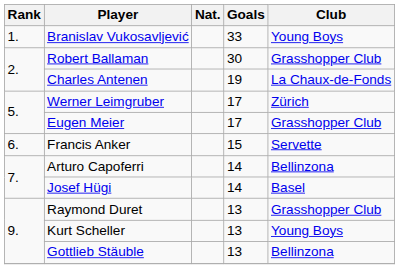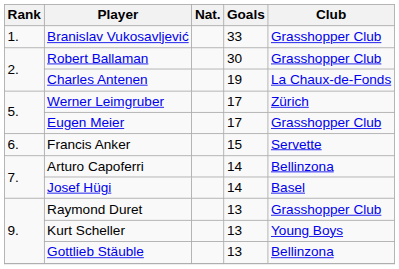(307, 36) Young Boys -> (326, 36) Grasshopper Club
